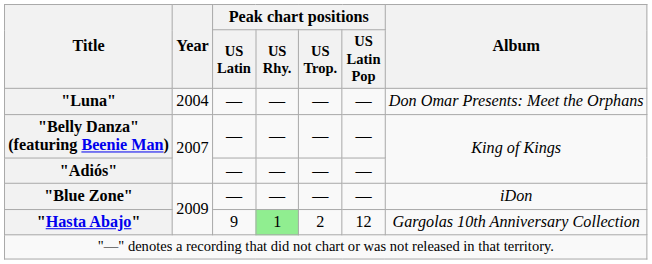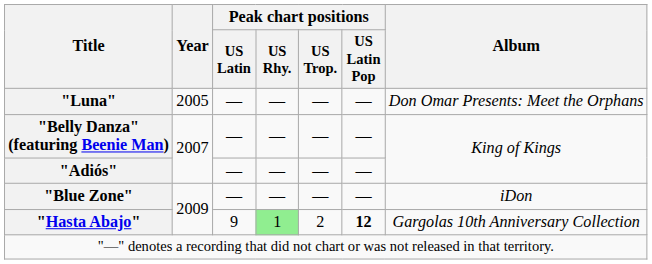(193, 101) 2004 -> (193, 101) 2005
(364, 221) normal -> (364, 221) bold
